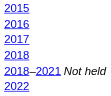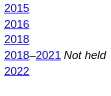- row: (17, 39)
